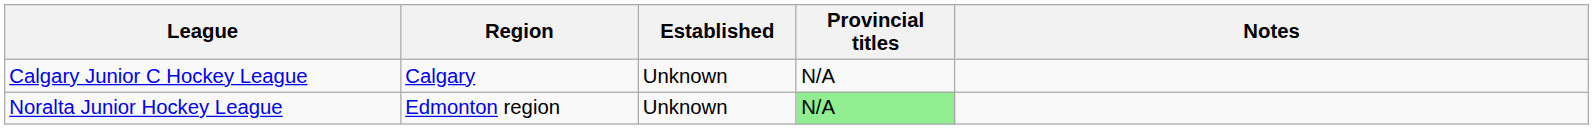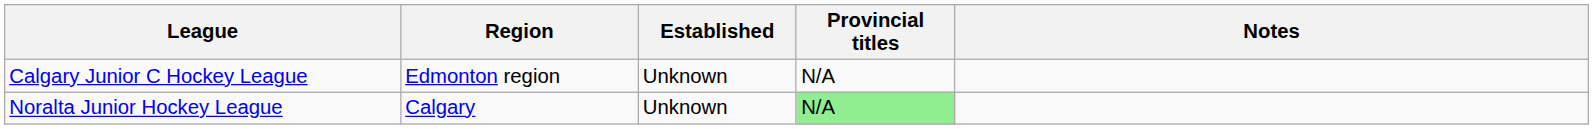(440, 75) Calgary -> (483, 75) Edmonton region
(483, 107) Edmonton region -> (440, 107) Calgary
